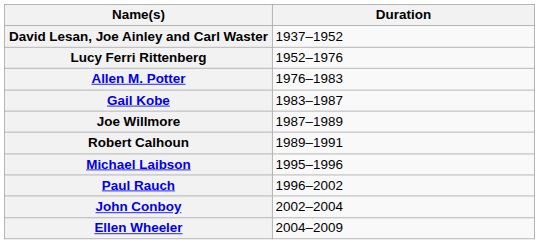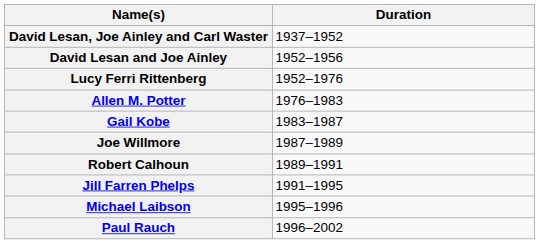+ row: (138, 57)
+ row: (138, 185)
- row: (138, 206)
- row: (138, 228)
